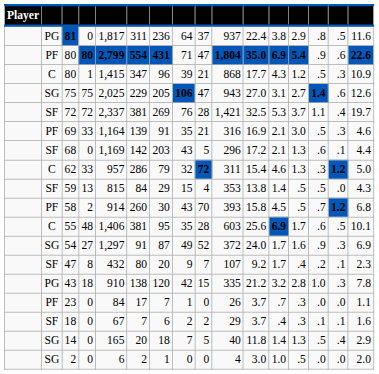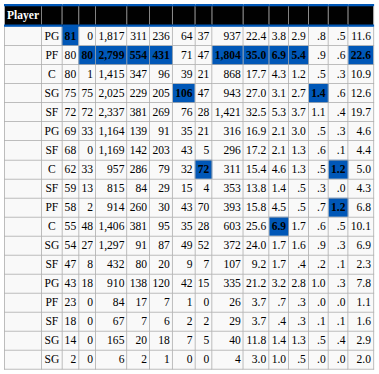(52, 131) PF -> (52, 131) PG
(321, 169) .3 -> (321, 169) .5
(321, 188) .5 -> (321, 188) .3
